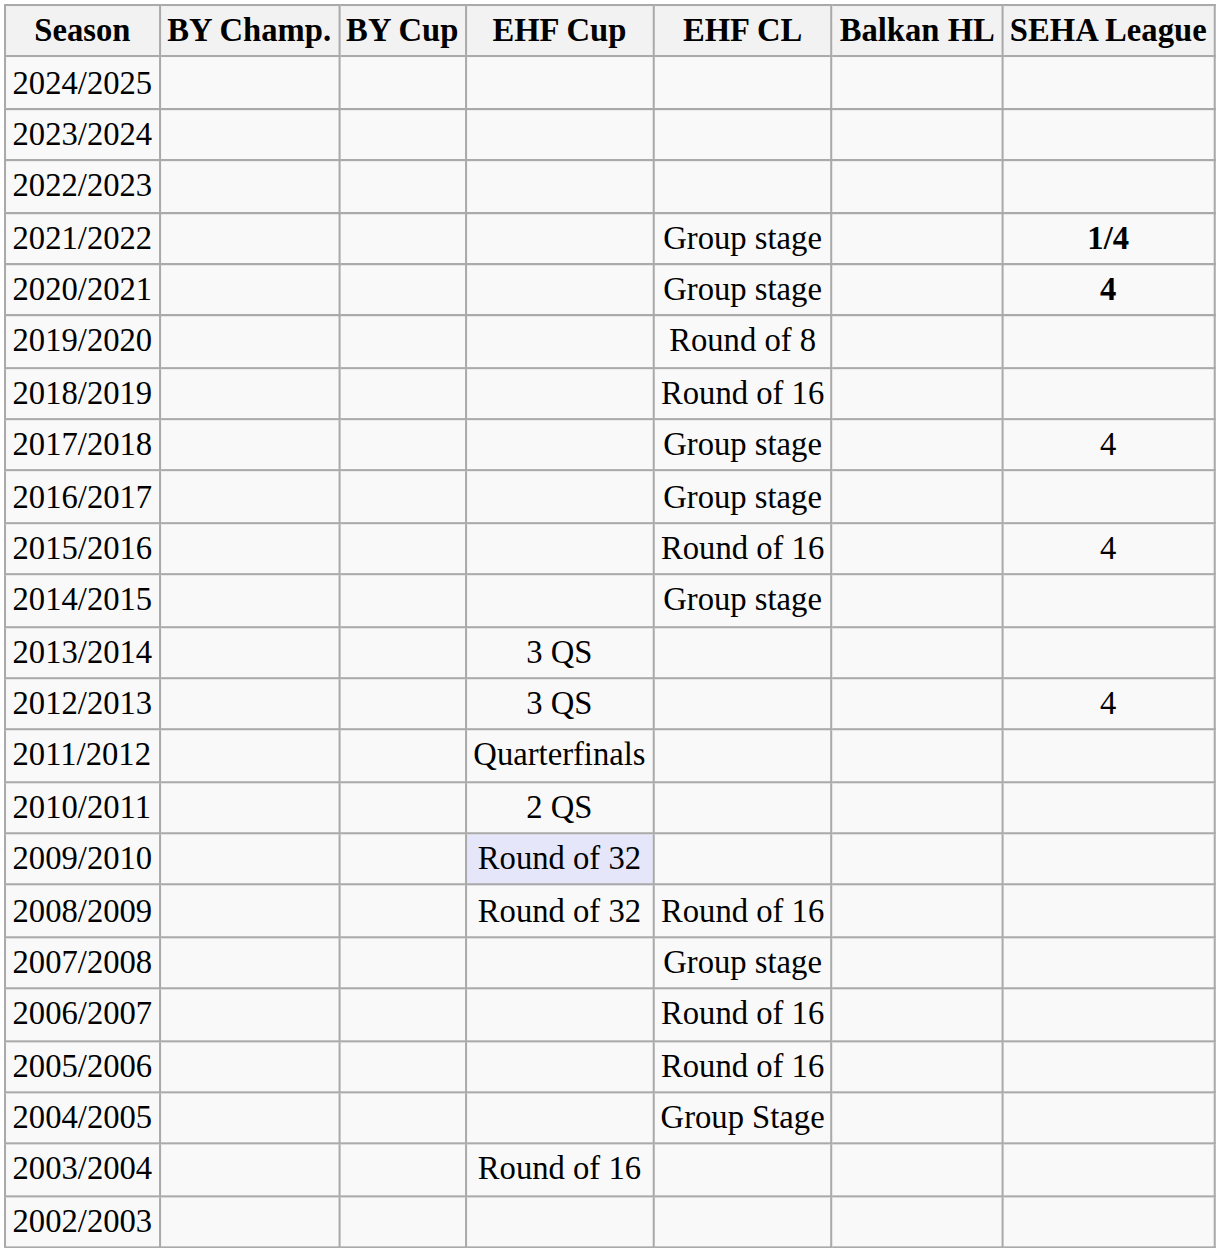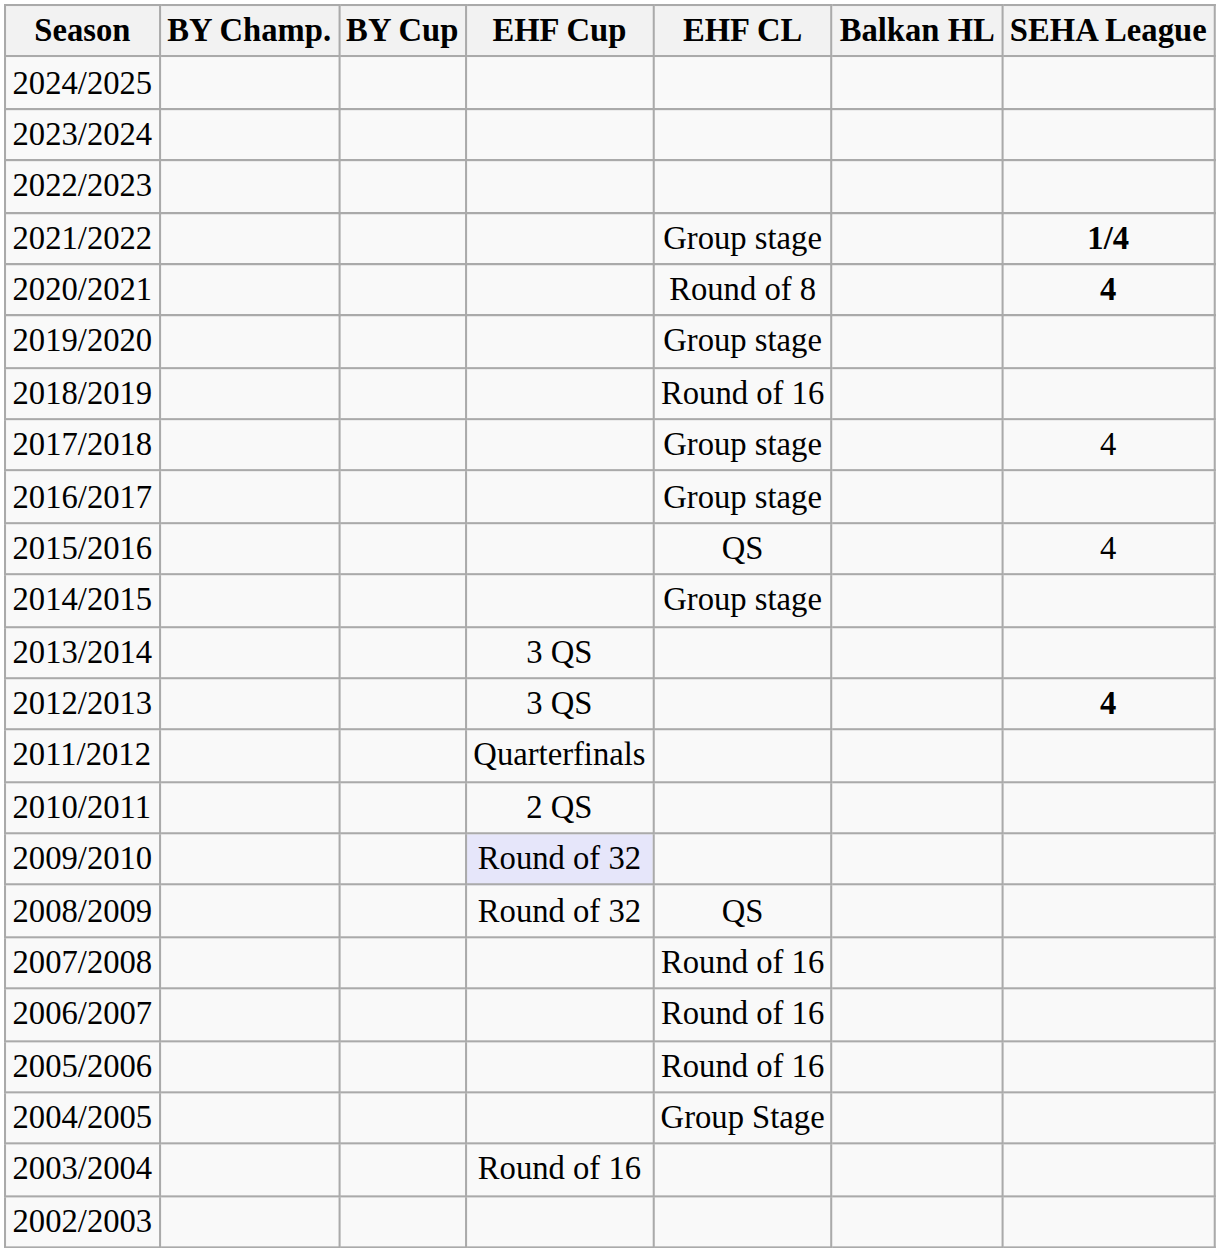(743, 289) Group stage -> (743, 289) Round of 8
(743, 340) Round of 8 -> (743, 340) Group stage
(743, 548) Round of 16 -> (743, 548) QS
(1108, 703) normal -> (1108, 703) bold
(743, 910) Round of 16 -> (743, 910) QS
(743, 962) Group stage -> (743, 962) Round of 16
